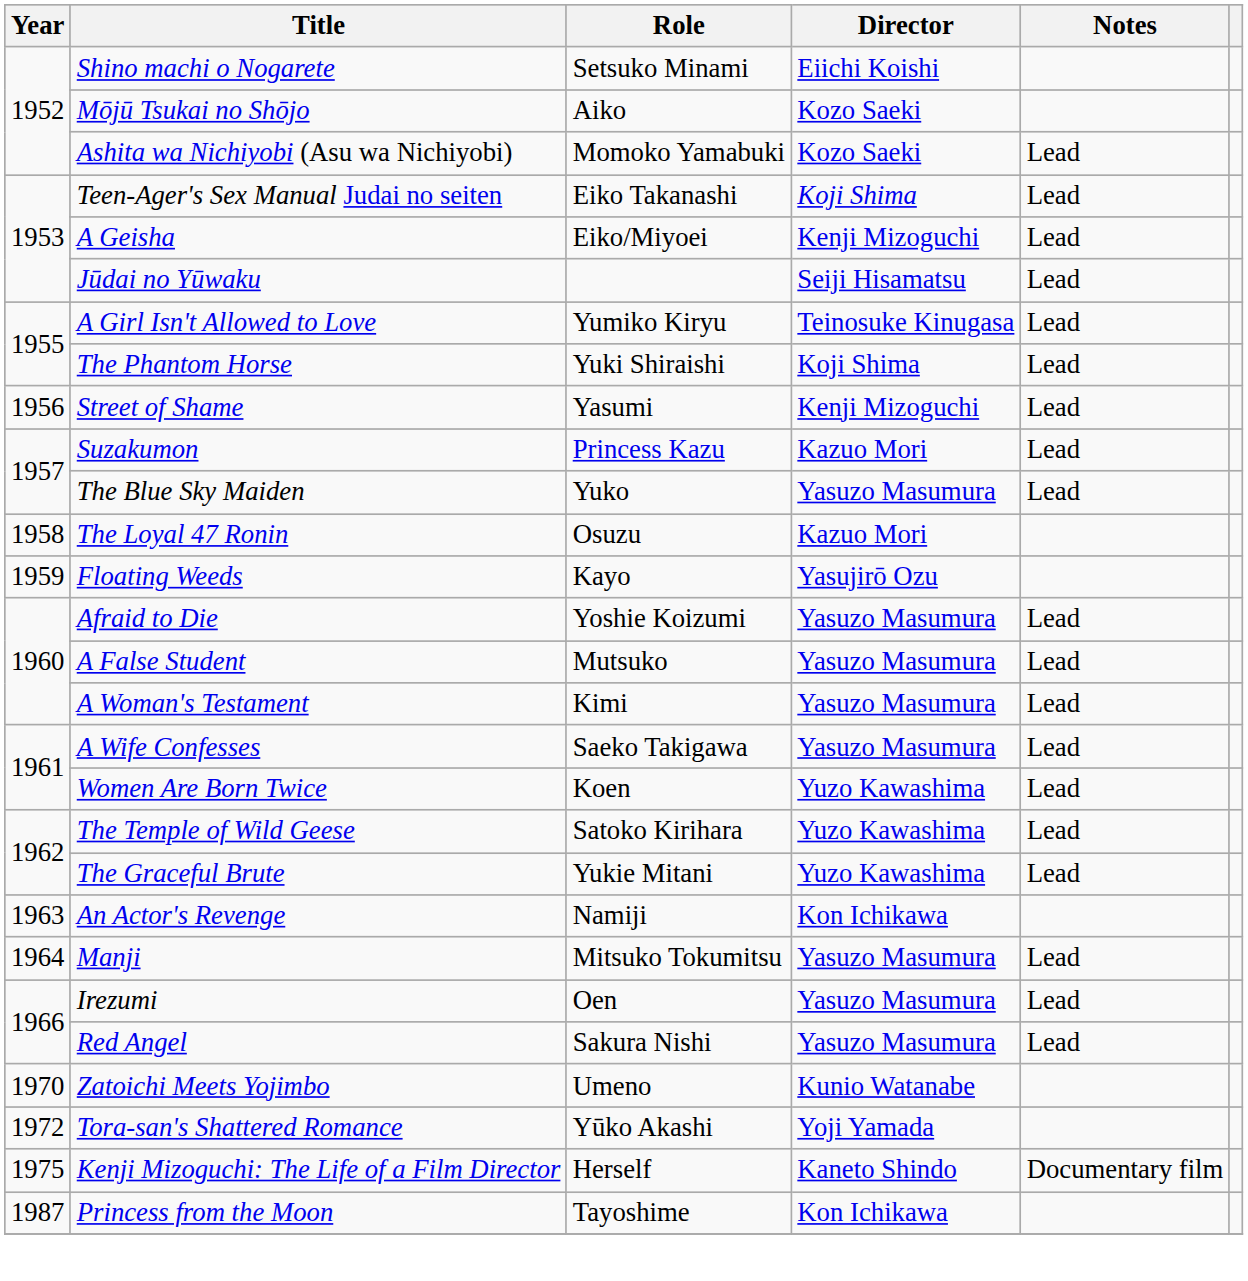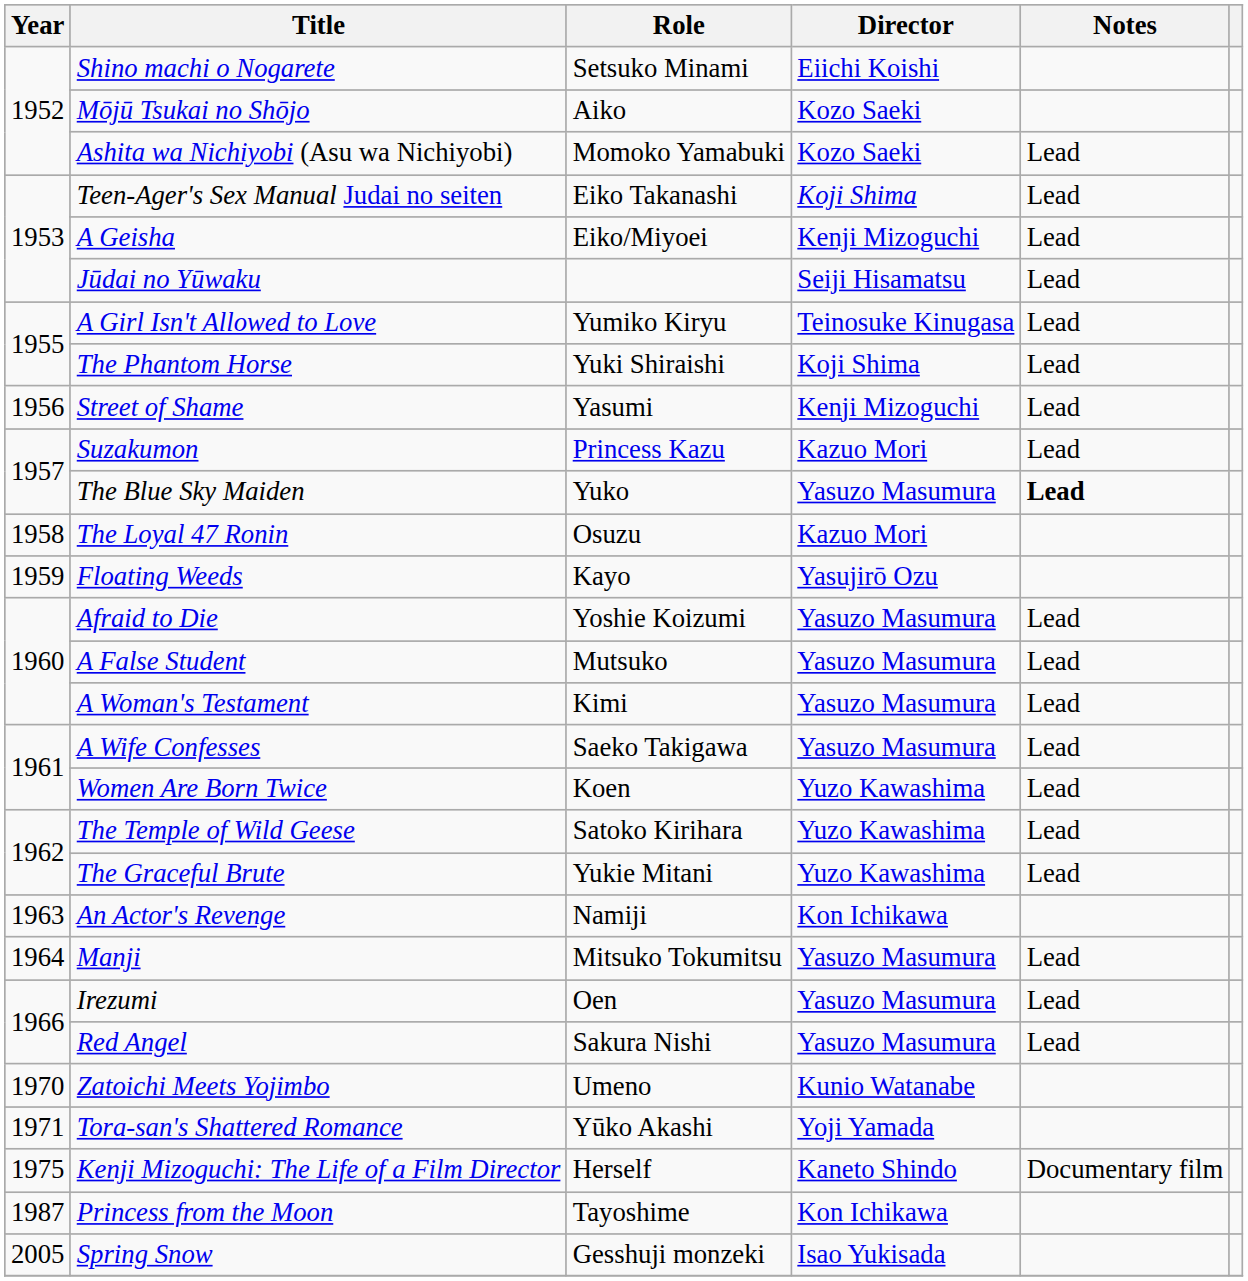(1053, 491) normal -> (1056, 491) bold
(38, 1127) 1972 -> (38, 1127) 1971
+ row: (145, 1254)
